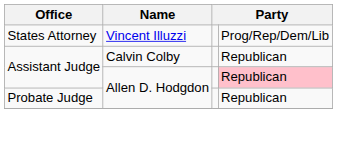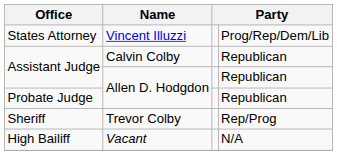(254, 77) pink background -> (254, 77) no background
+ row: (26, 118)
+ row: (39, 139)
